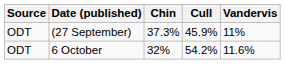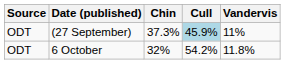(201, 31) no background -> (201, 31) lightblue background
(239, 50) 11.6% -> (239, 50) 11.8%
